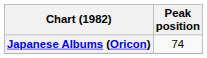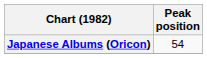(178, 44) 74 -> (178, 44) 54
